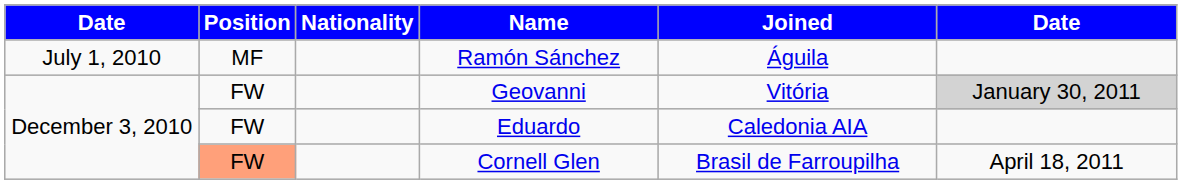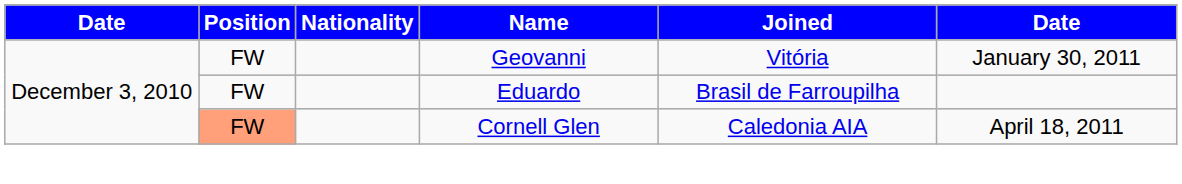- row: (539, 57)
(1057, 92) lightgrey background -> (1057, 57) no background
(798, 127) Caledonia AIA -> (798, 92) Brasil de Farroupilha
(798, 162) Brasil de Farroupilha -> (798, 127) Caledonia AIA
